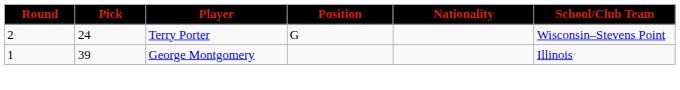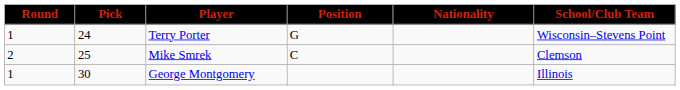(10, 34) 2 -> (10, 34) 1
+ row: (180, 54)
(84, 54) 39 -> (84, 74) 30
